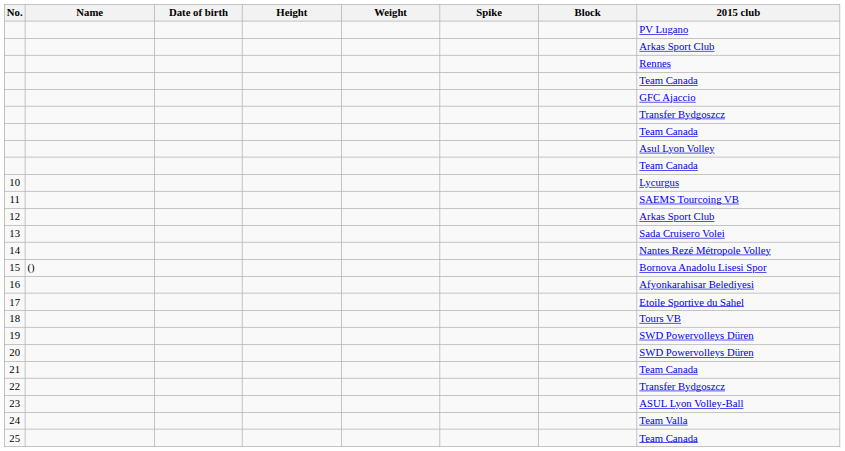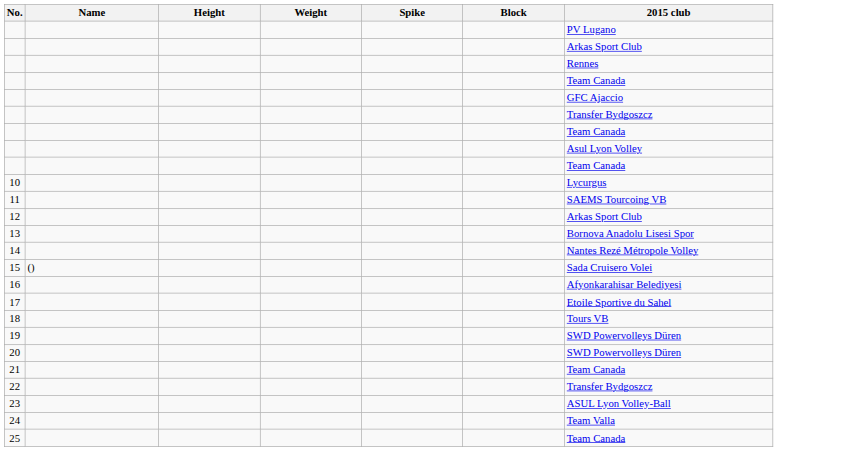- column: (198, 13)
(682, 234) Sada Cruisero Volei -> (630, 234) Bornova Anadolu Lisesi Spor
(703, 268) Bornova Anadolu Lisesi Spor -> (609, 268) Sada Cruisero Volei
